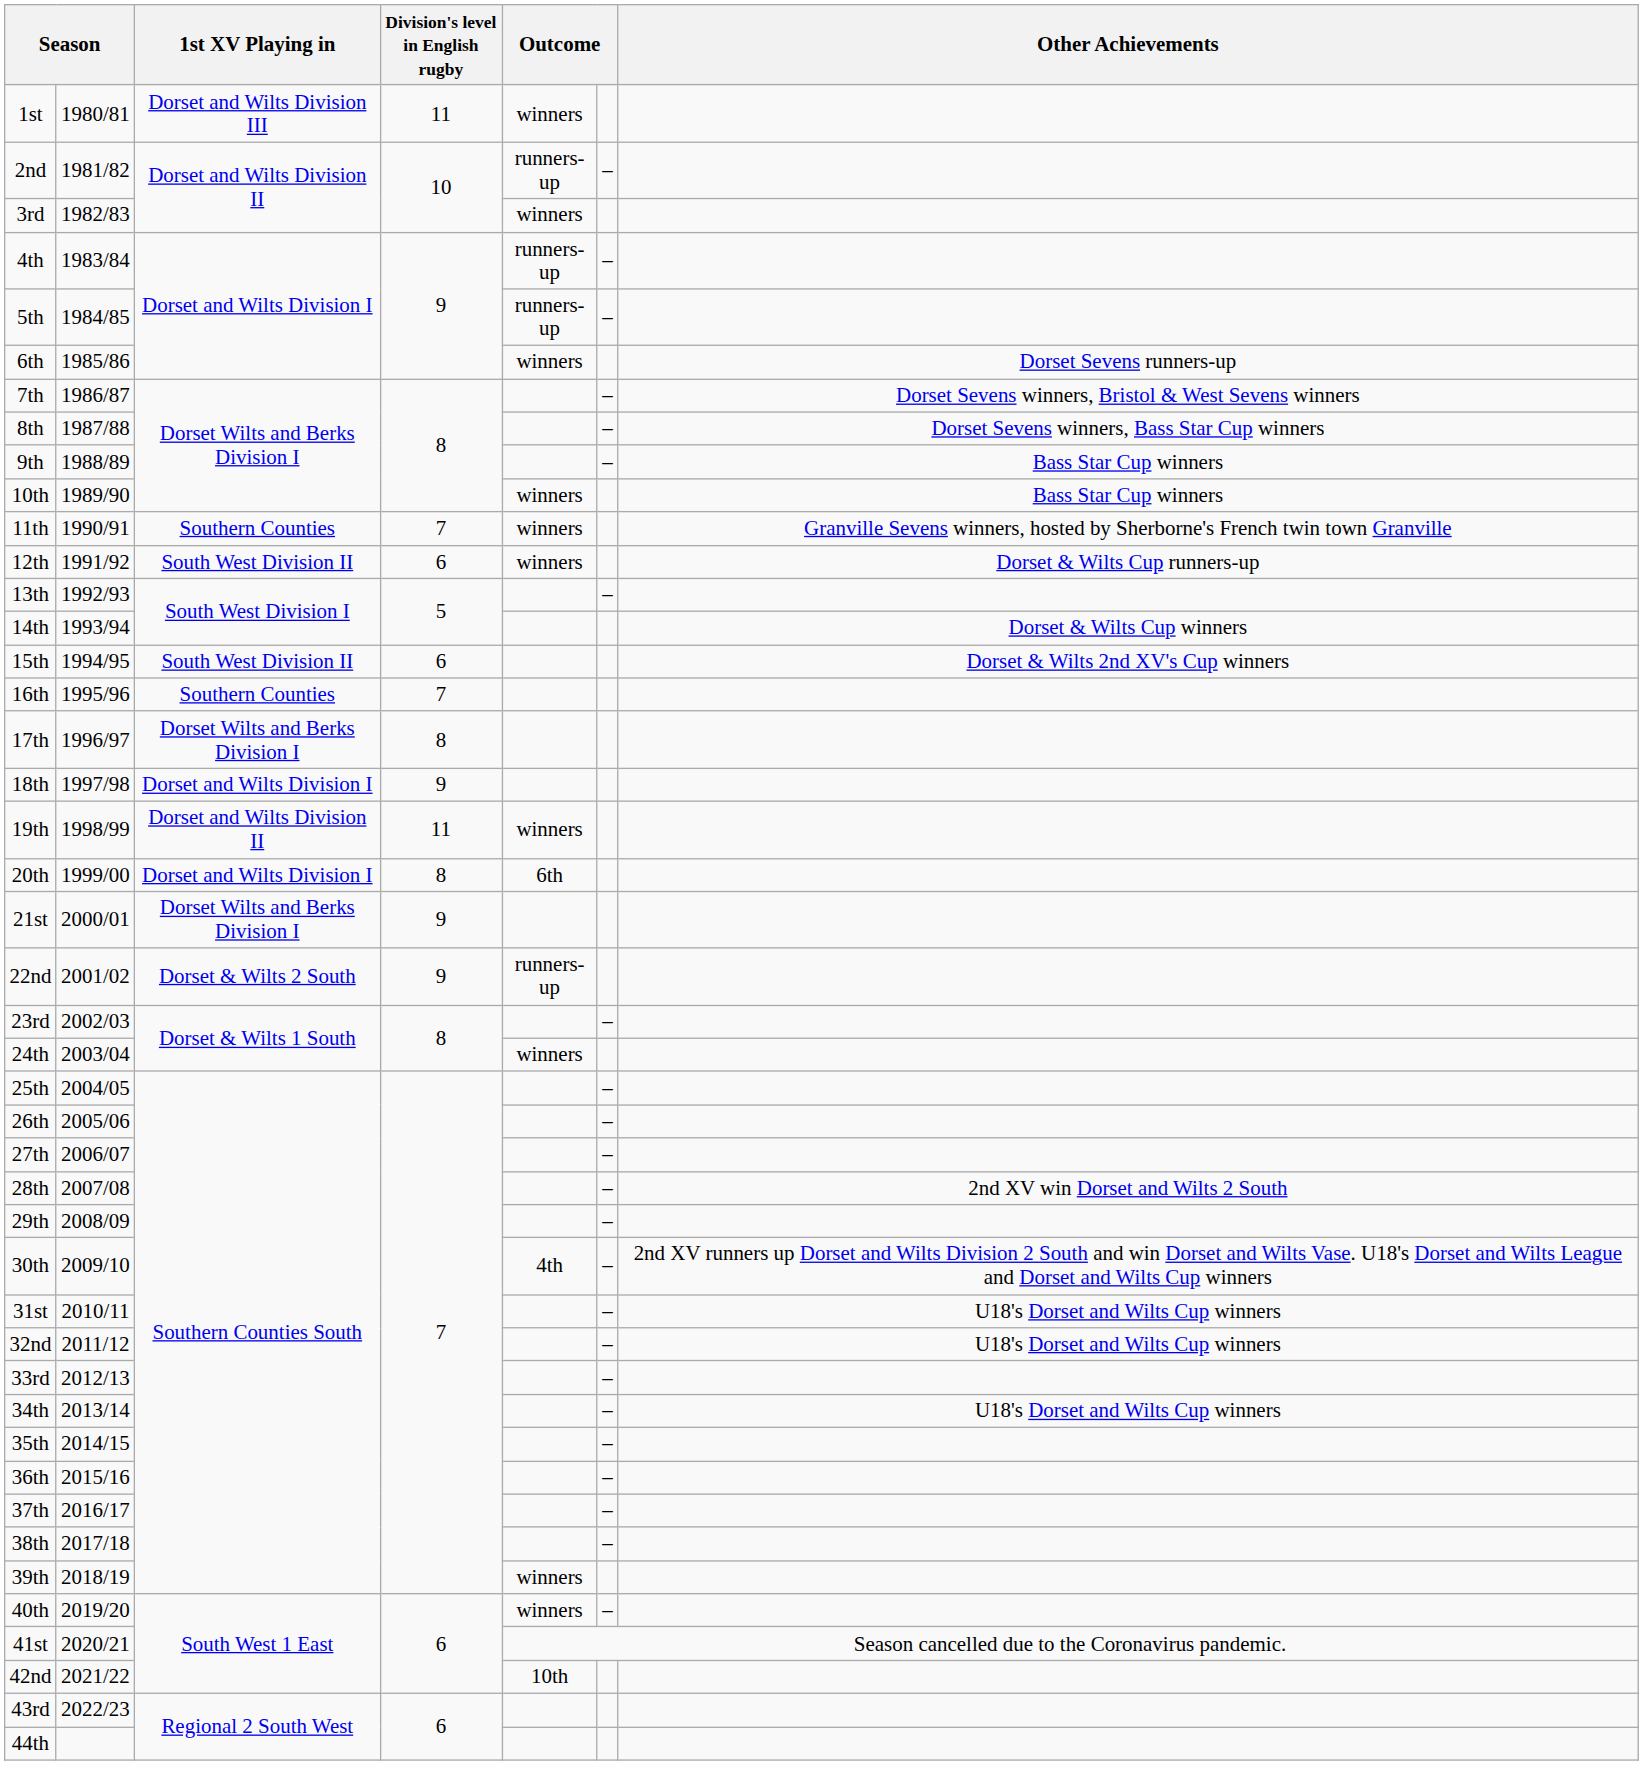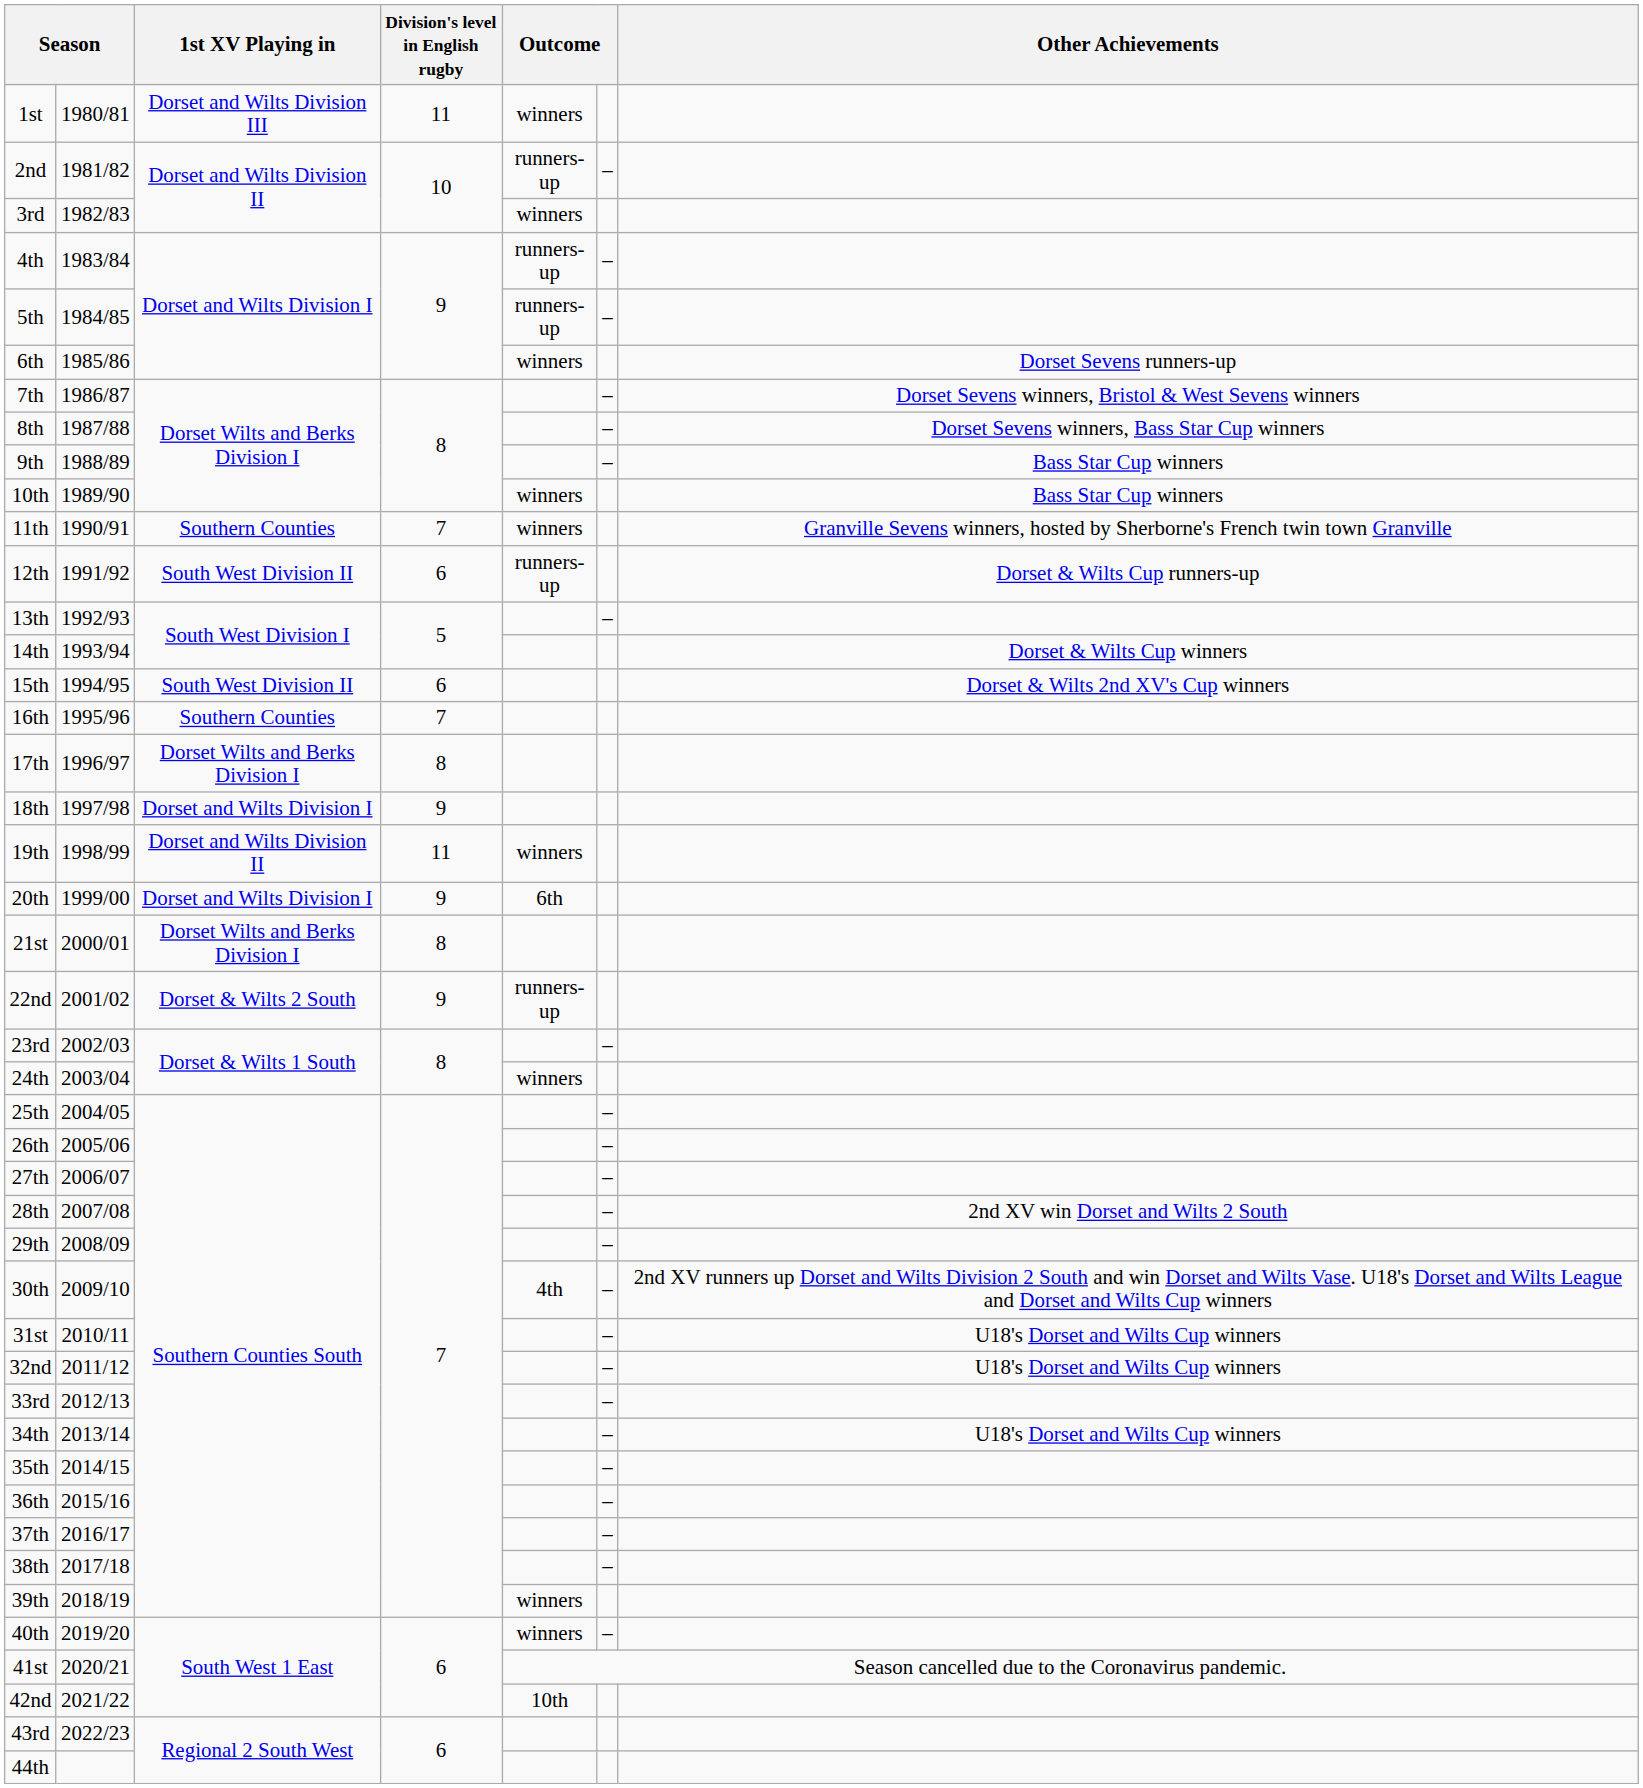(550, 561) winners -> (550, 573) runners-up
(441, 874) 8 -> (441, 898) 9
(441, 919) 9 -> (441, 943) 8
